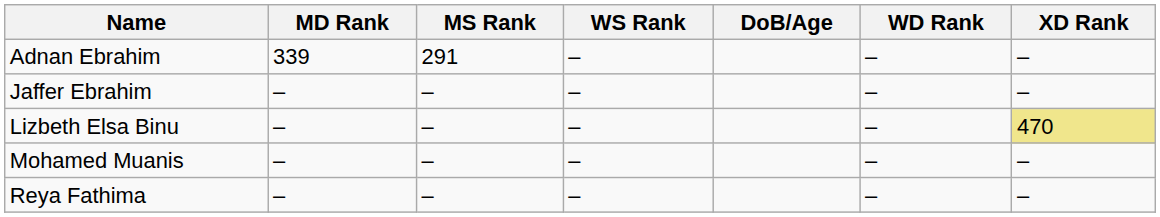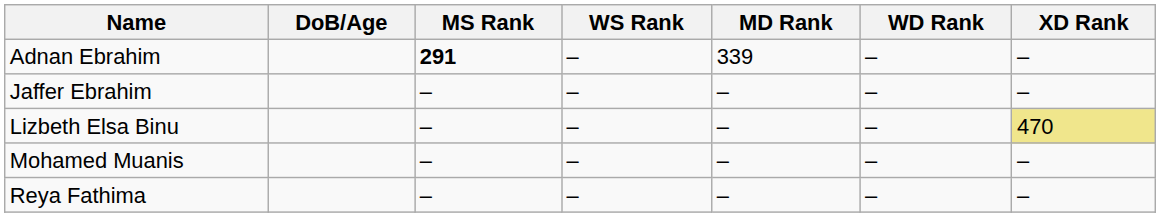columns swapped: (787, 22) <-> (342, 22)
(440, 57) normal -> (438, 57) bold
